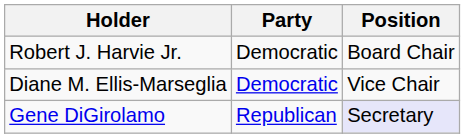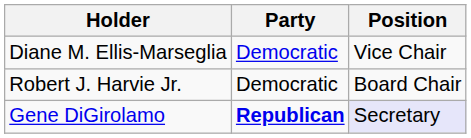rows swapped: (96, 52) <-> (118, 84)
(286, 116) normal -> (290, 116) bold
